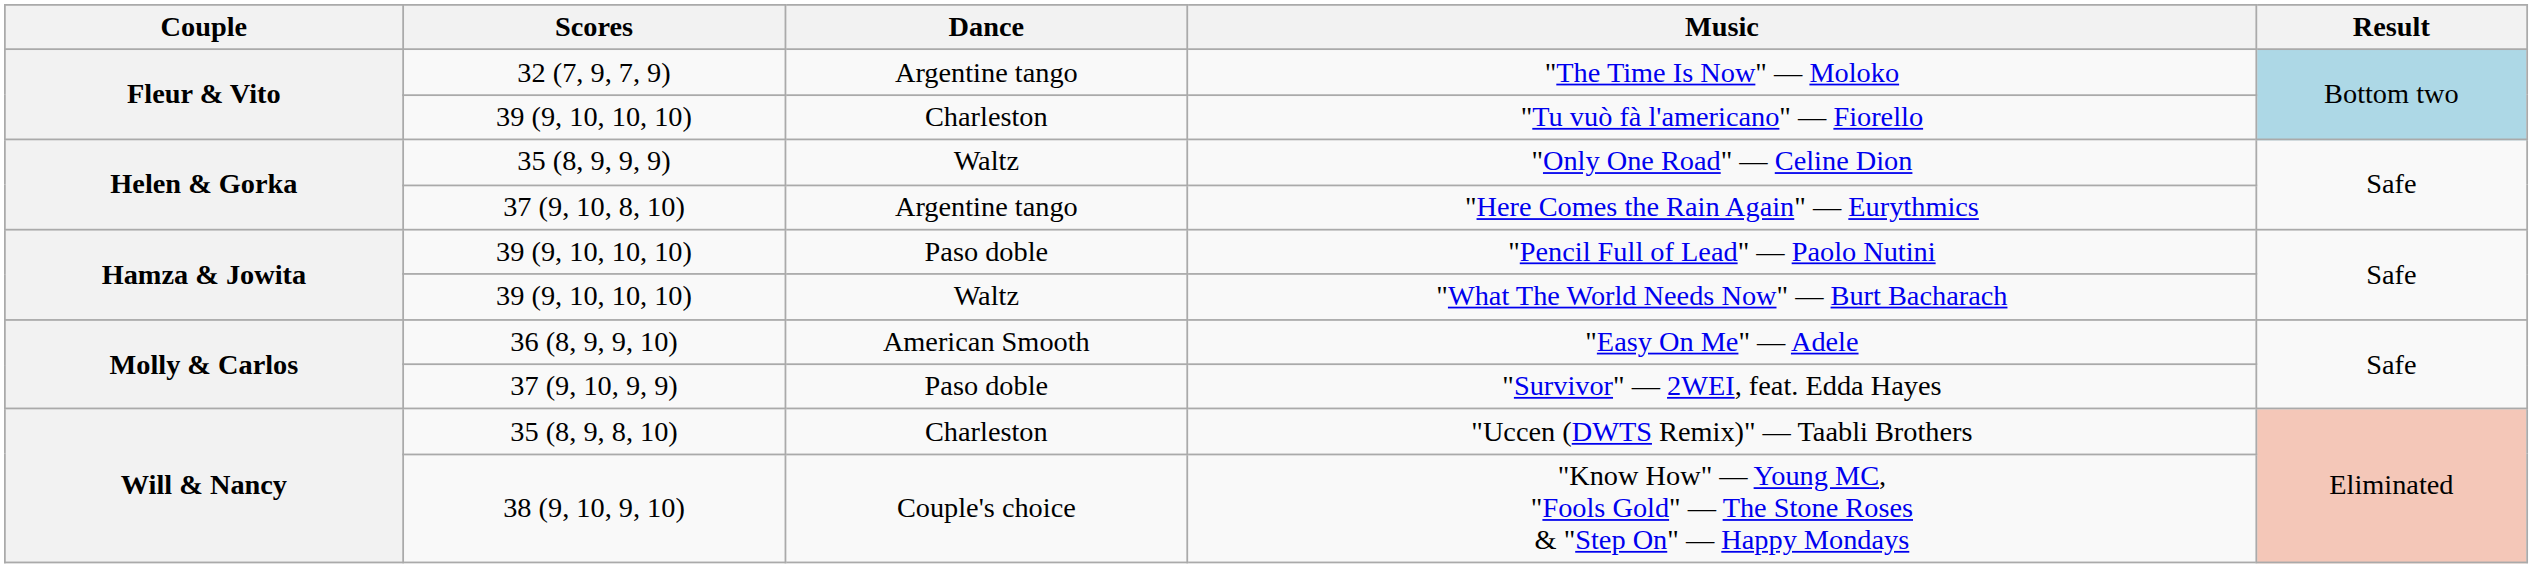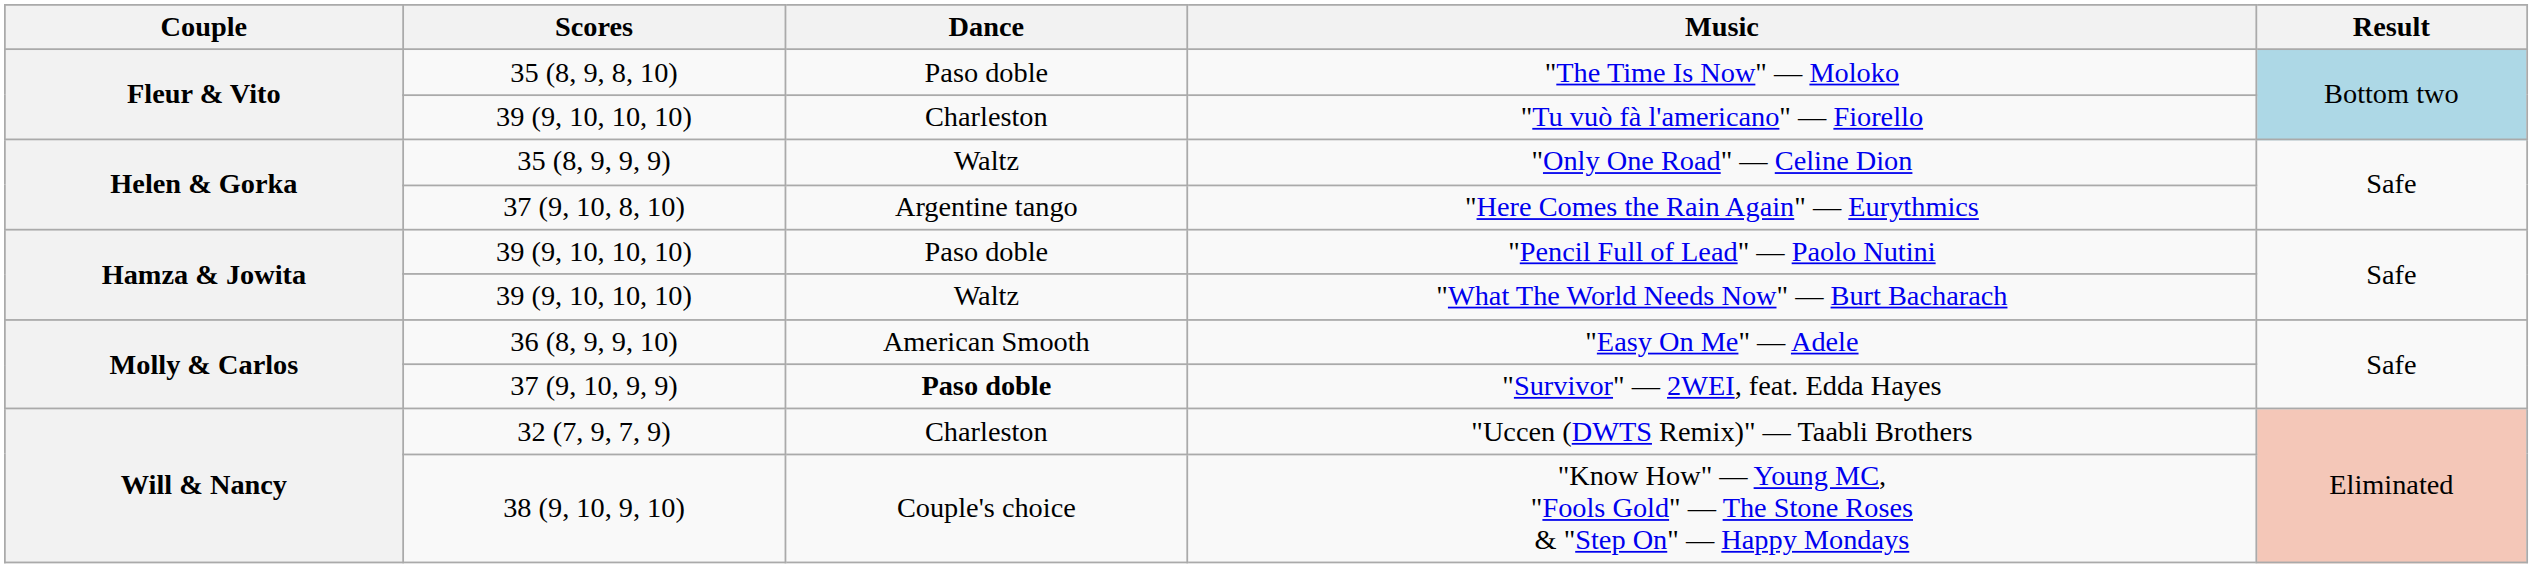(594, 71) 32 (7, 9, 7, 9) -> (594, 71) 35 (8, 9, 8, 10)
(986, 71) Argentine tango -> (986, 71) Paso doble
(986, 386) normal -> (986, 386) bold
(594, 431) 35 (8, 9, 8, 10) -> (594, 431) 32 (7, 9, 7, 9)
